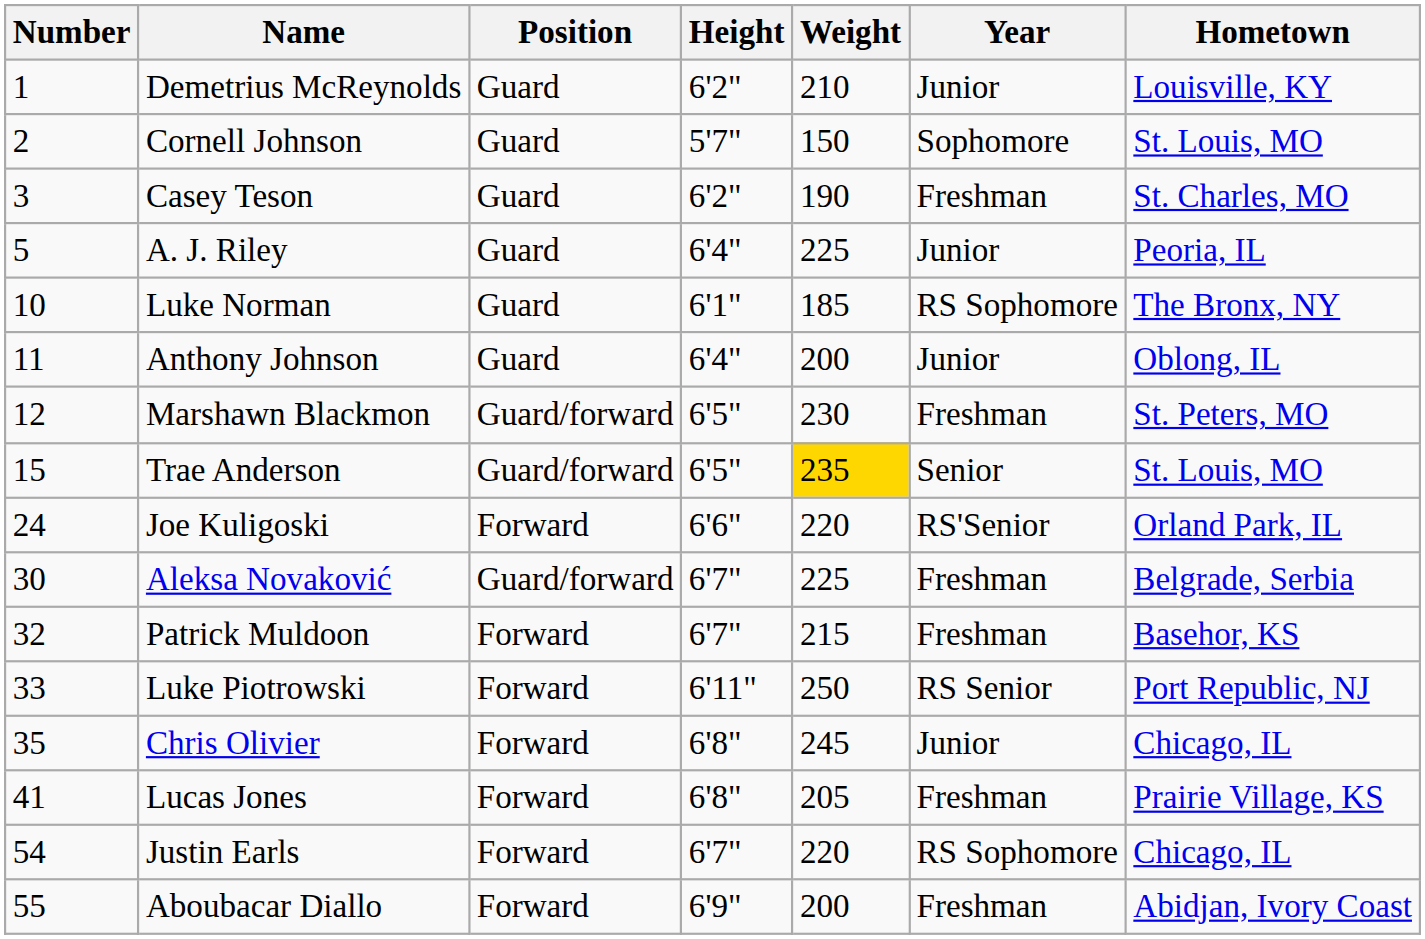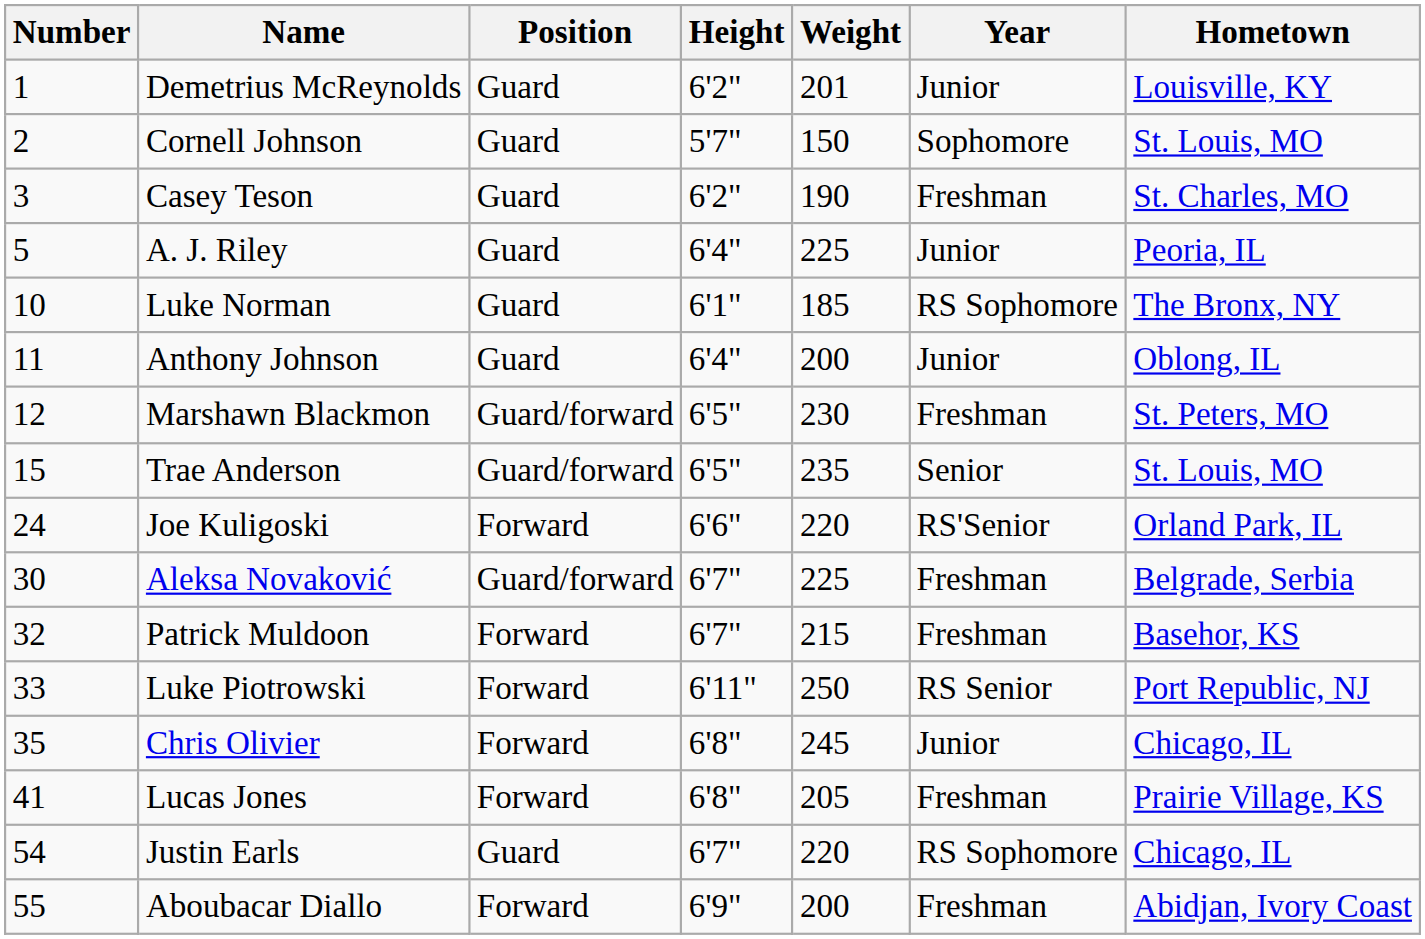(825, 86) 210 -> (825, 86) 201
(825, 469) gold background -> (825, 469) no background
(533, 851) Forward -> (518, 851) Guard
